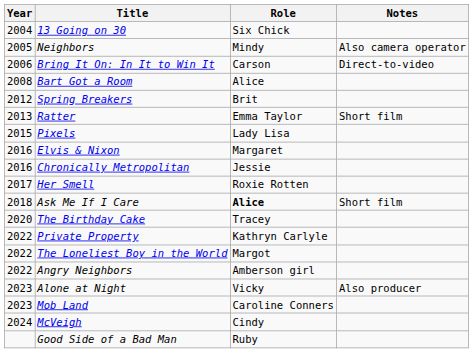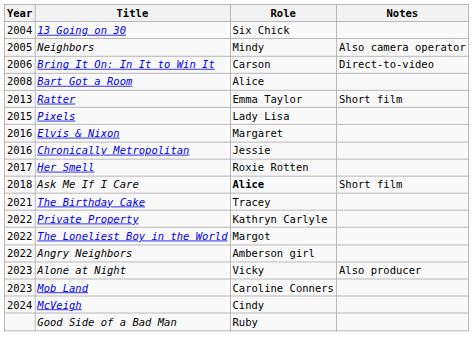- row: (85, 99)
(20, 219) 2020 -> (20, 202) 2021
